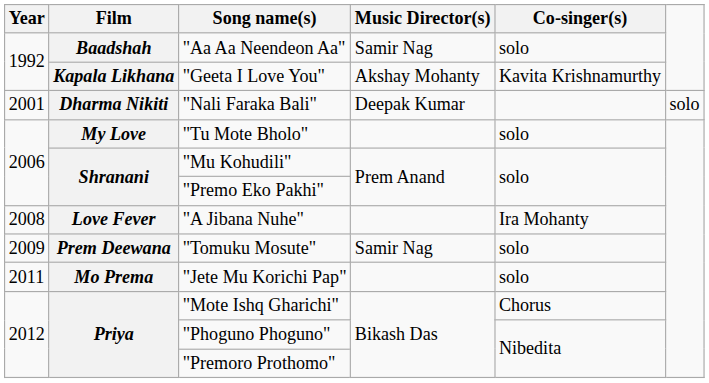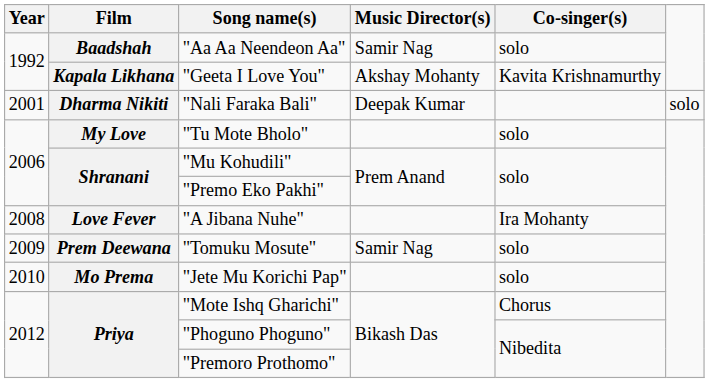(26, 276) 2011 -> (27, 276) 2010
